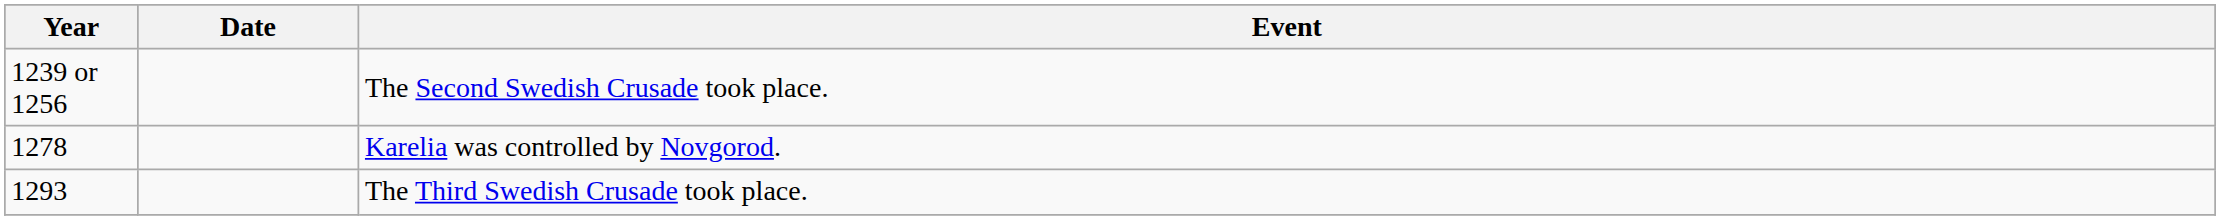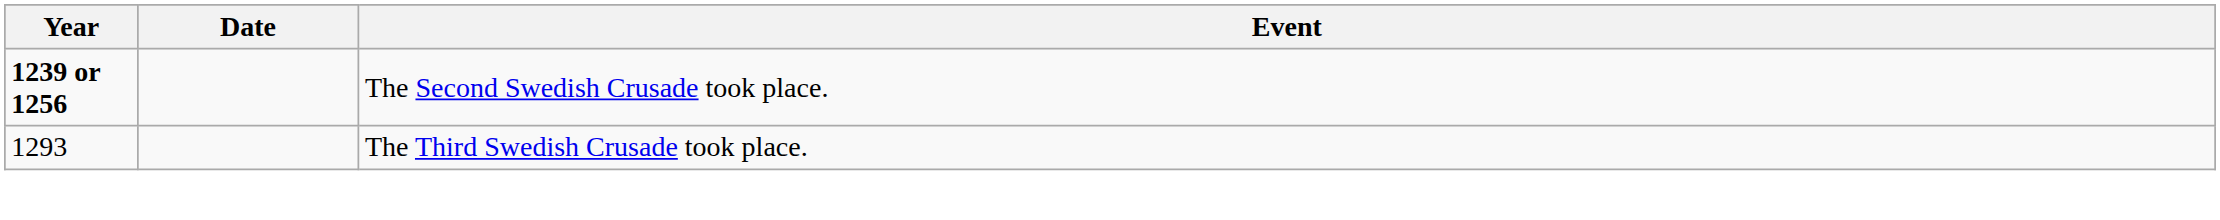(54, 86) normal -> (56, 86) bold
- row: (573, 147)
